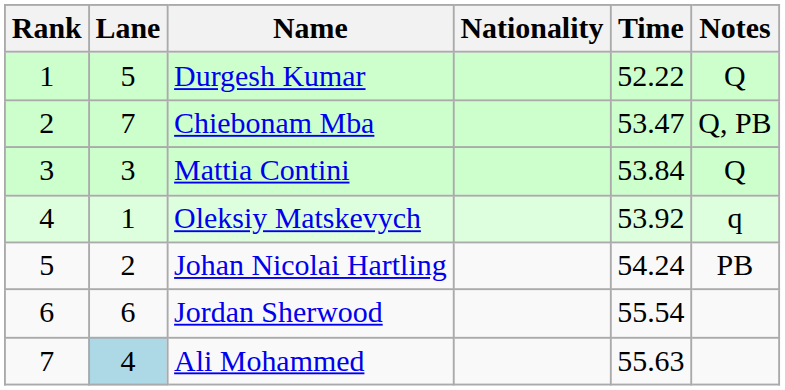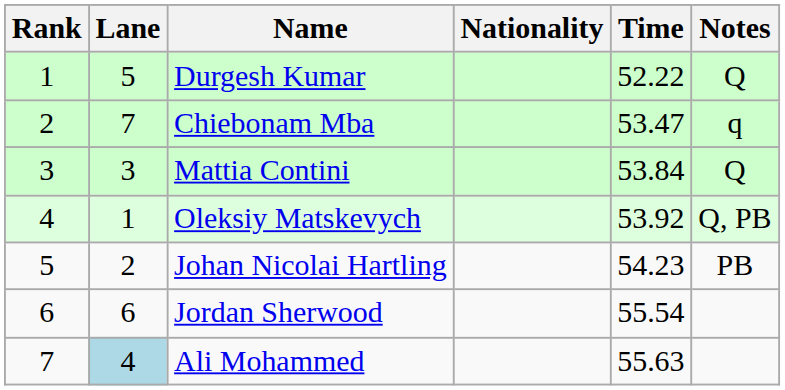(735, 123) Q, PB -> (735, 123) q
(735, 218) q -> (735, 218) Q, PB
(651, 265) 54.24 -> (651, 265) 54.23
